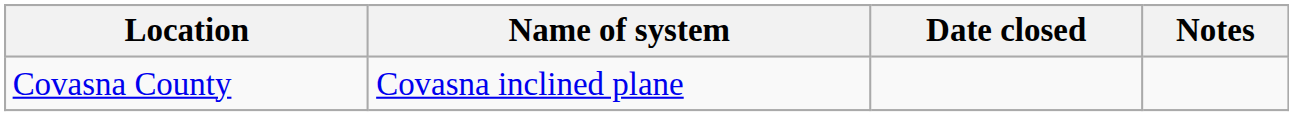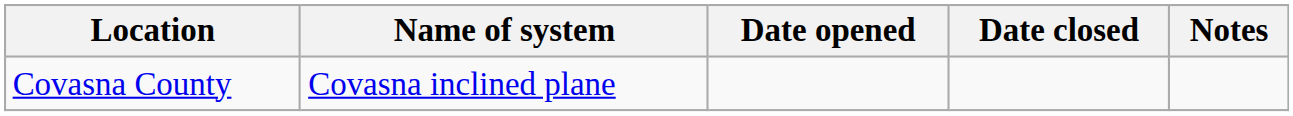+ column: (828, 30)
